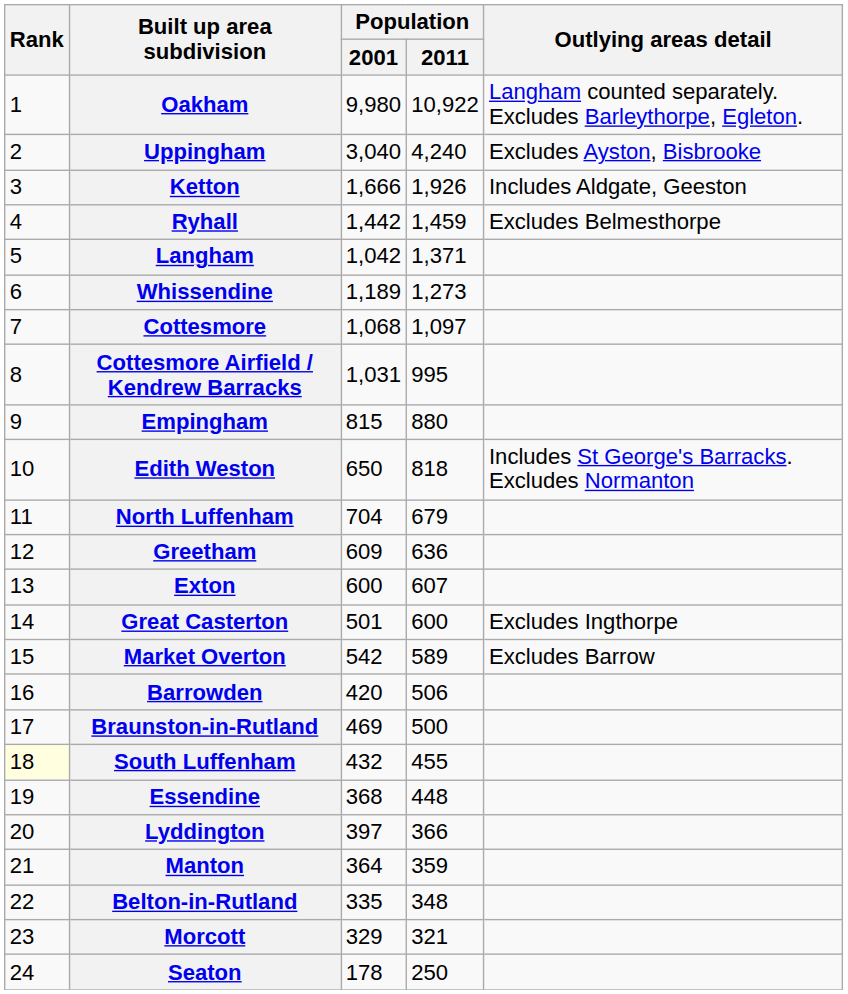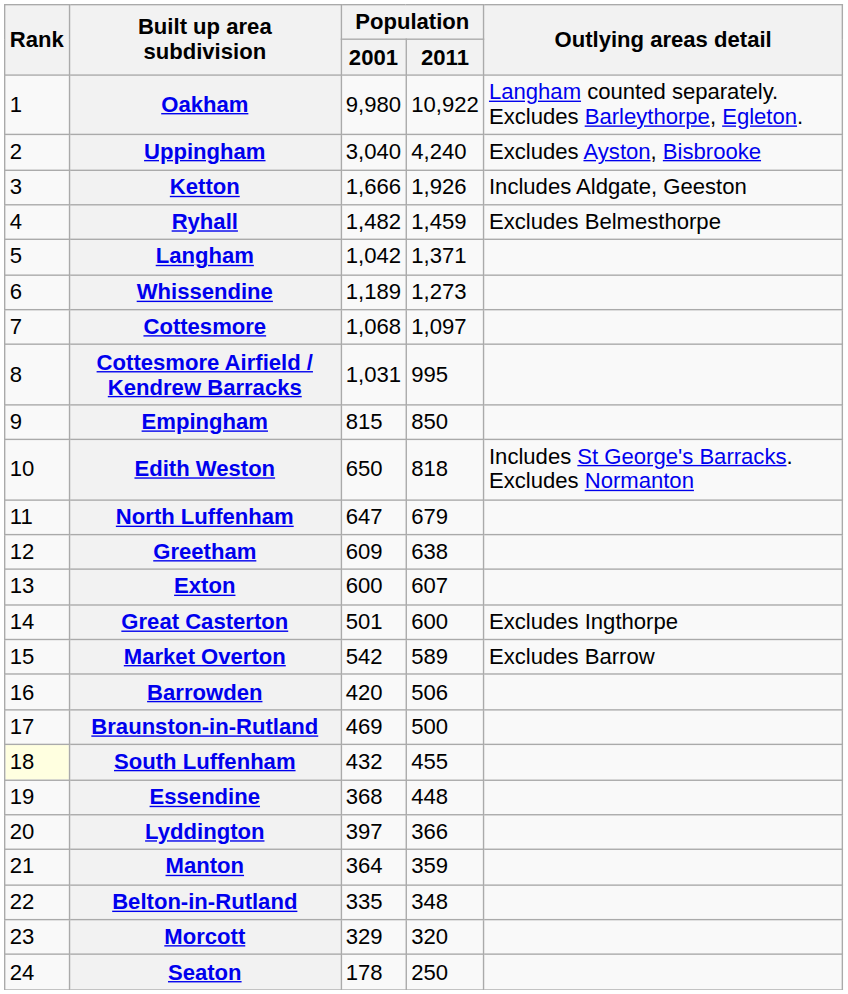(373, 221) 1,442 -> (373, 221) 1,482
(430, 421) 880 -> (430, 421) 850
(364, 516) 704 -> (364, 516) 647
(430, 551) 636 -> (430, 551) 638
(430, 936) 321 -> (430, 936) 320
